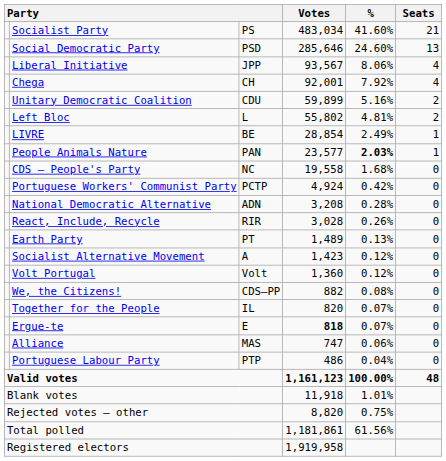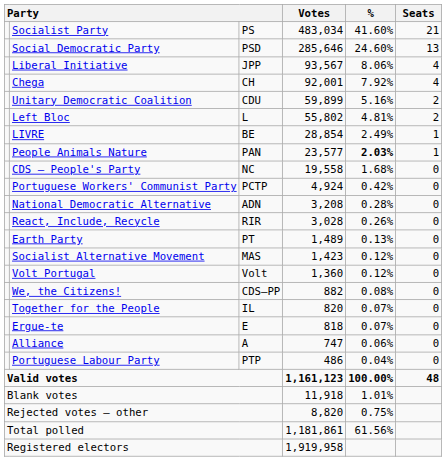(245, 256) A -> (251, 256) MAS
(333, 326) bold -> (333, 326) normal
(251, 343) MAS -> (245, 343) A
